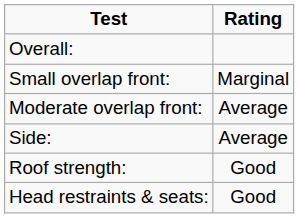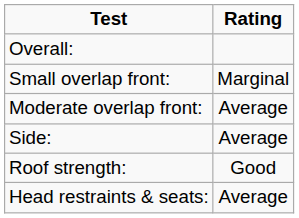(253, 197) Good -> (253, 197) Average
